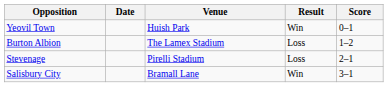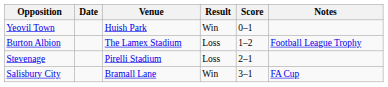+ column: (326, 12)
